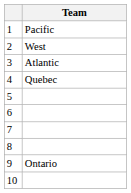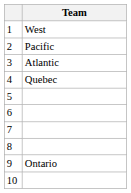(39, 29) Pacific -> (35, 29) West
(35, 46) West -> (39, 46) Pacific
